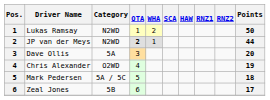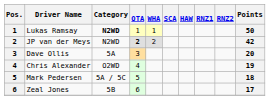(111, 30) normal -> (111, 30) bold
(154, 30) 2 -> (154, 30) 1
(154, 42) 1 -> (154, 42) 2
(250, 42) 44 -> (250, 42) 42
